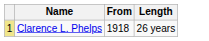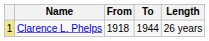+ column: (148, 12)
